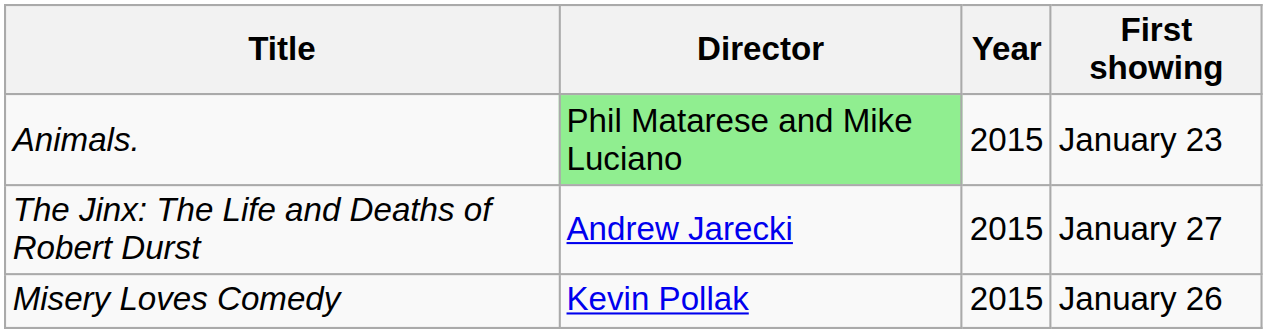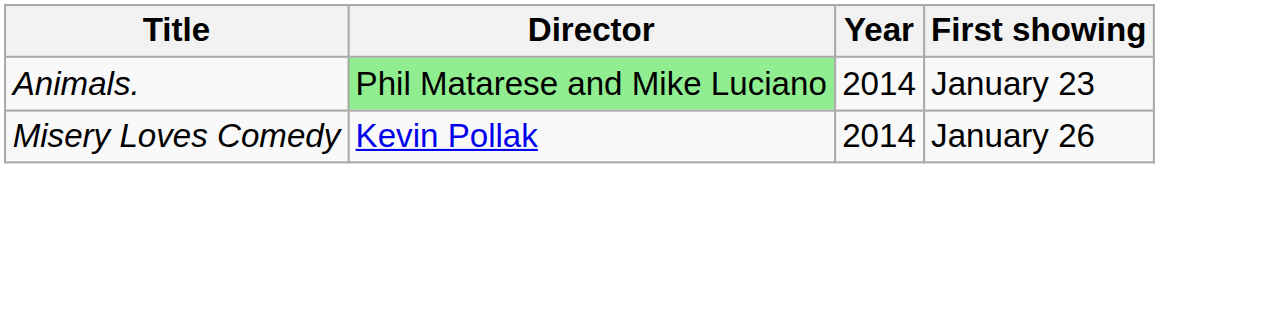(1007, 139) 2015 -> (879, 83) 2014
- row: (252, 228)
(1007, 300) 2015 -> (879, 135) 2014
